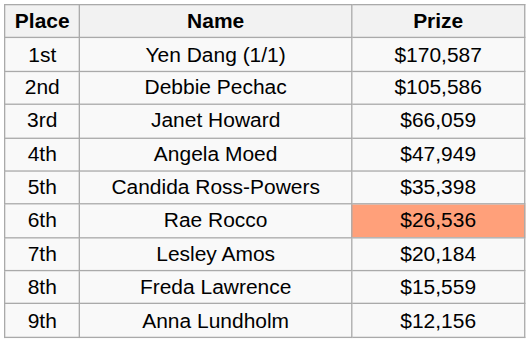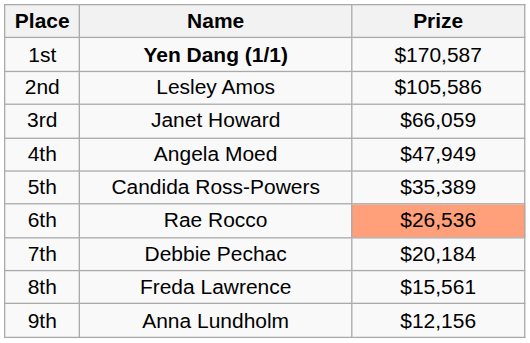(216, 54) normal -> (216, 54) bold
(216, 87) Debbie Pechac -> (216, 87) Lesley Amos
(438, 187) $35,398 -> (438, 187) $35,389
(216, 253) Lesley Amos -> (216, 253) Debbie Pechac
(438, 287) $15,559 -> (438, 287) $15,561
